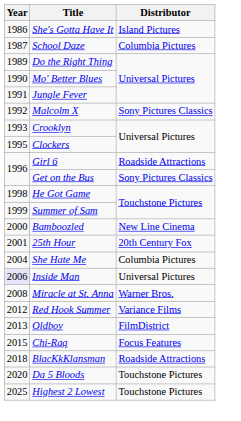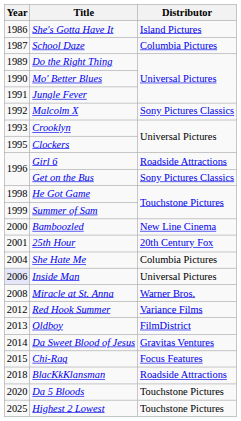+ row: (84, 342)
